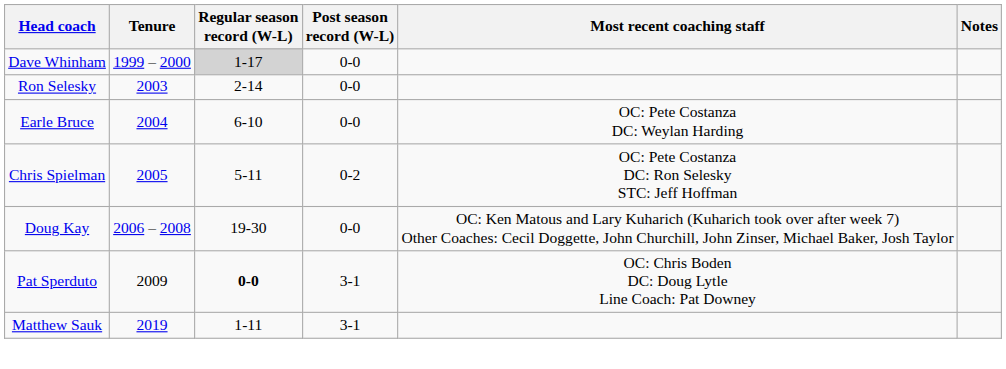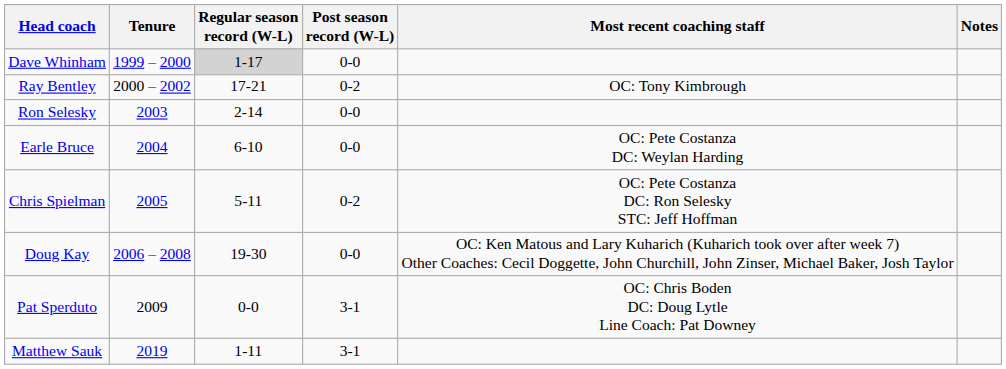+ row: (57, 87)
(248, 281) bold -> (248, 307) normal
